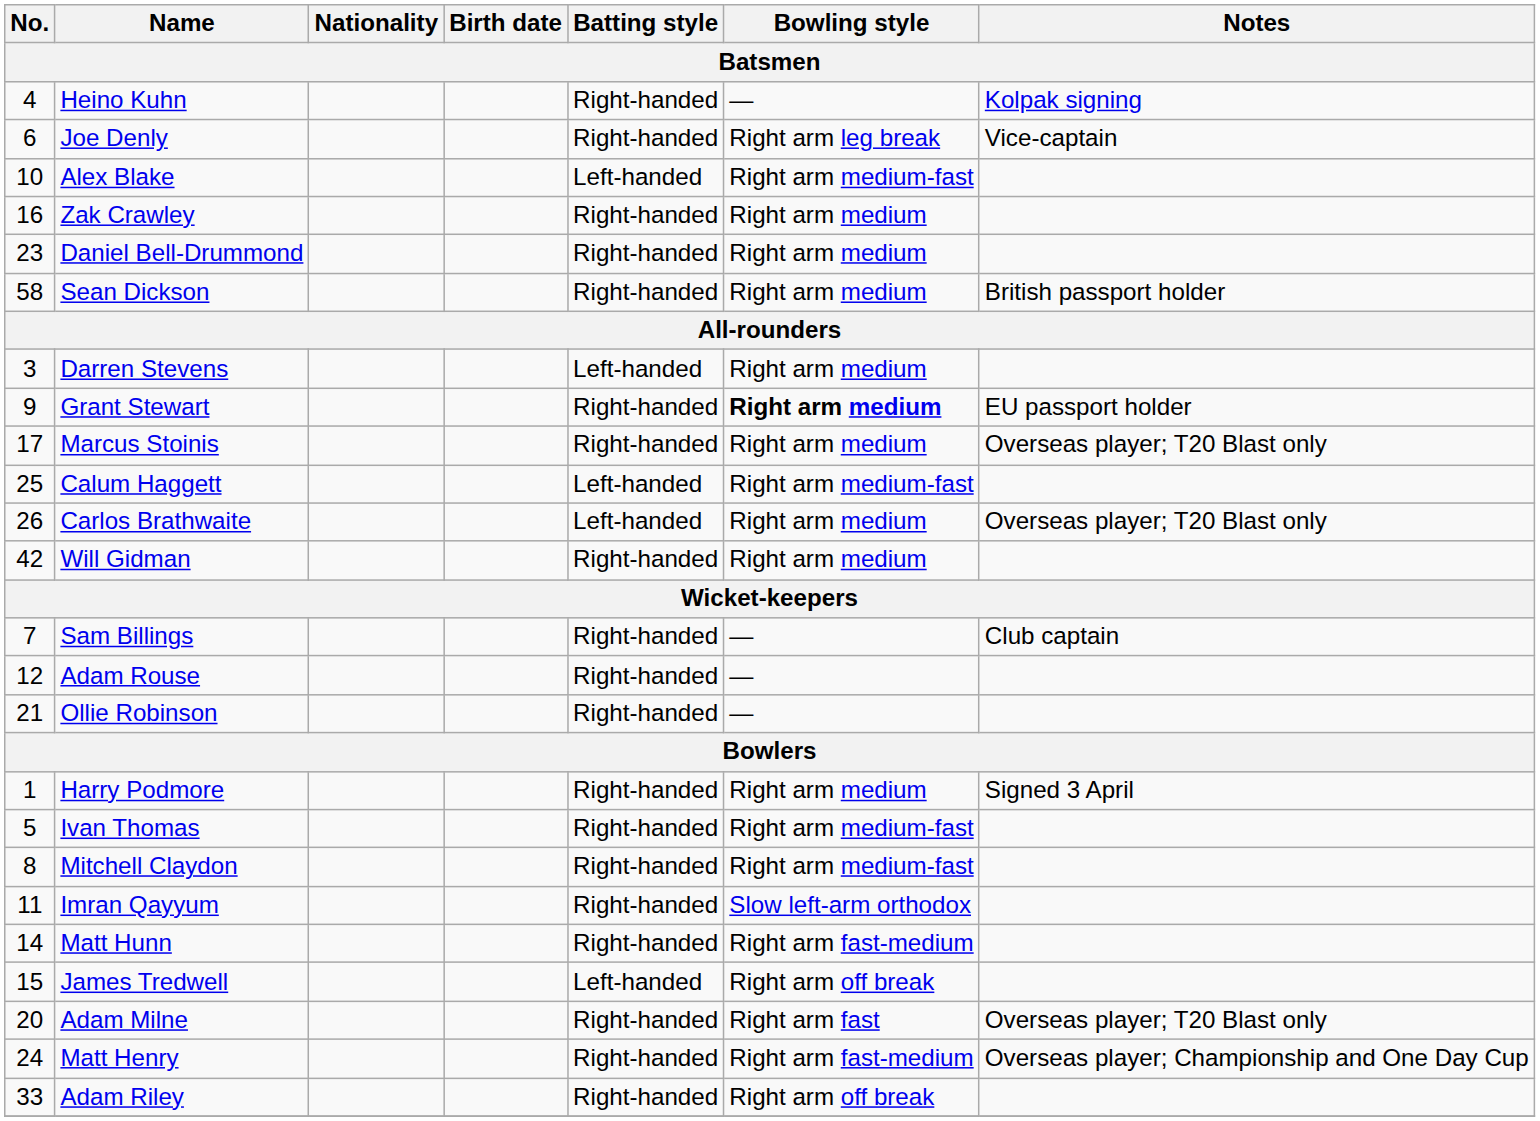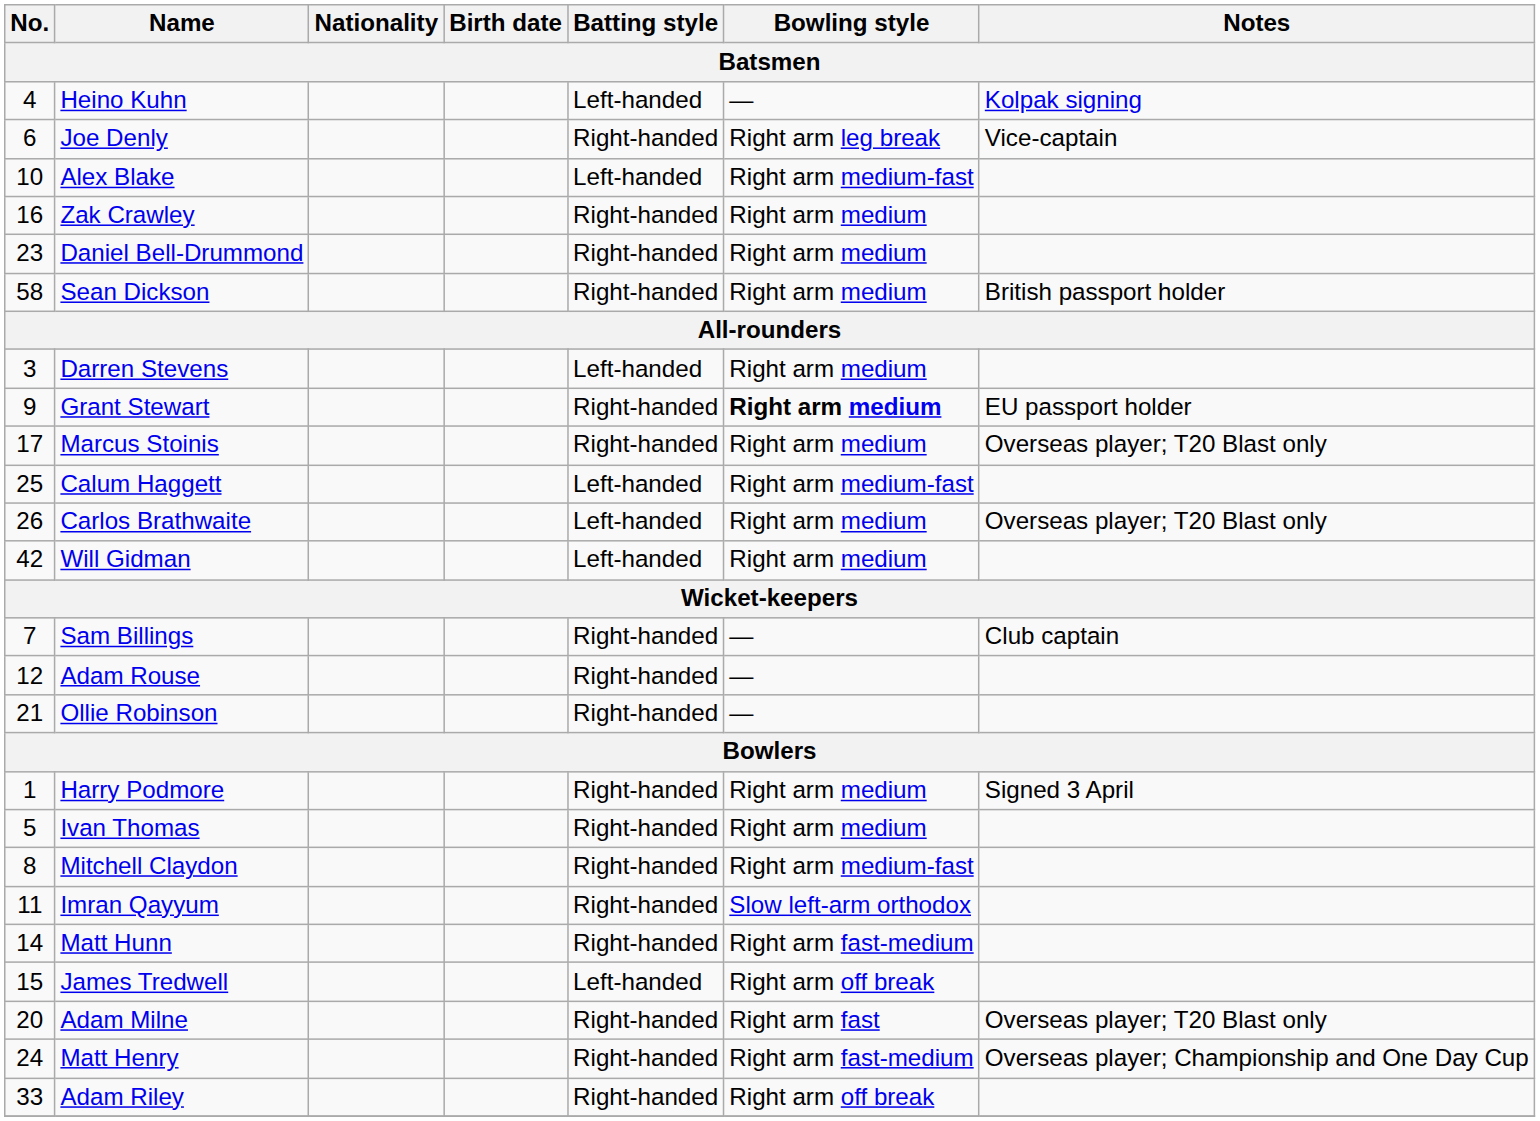(646, 100) Right-handed -> (638, 100) Left-handed
(646, 560) Right-handed -> (638, 560) Left-handed
(851, 828) Right arm medium-fast -> (828, 828) Right arm medium
